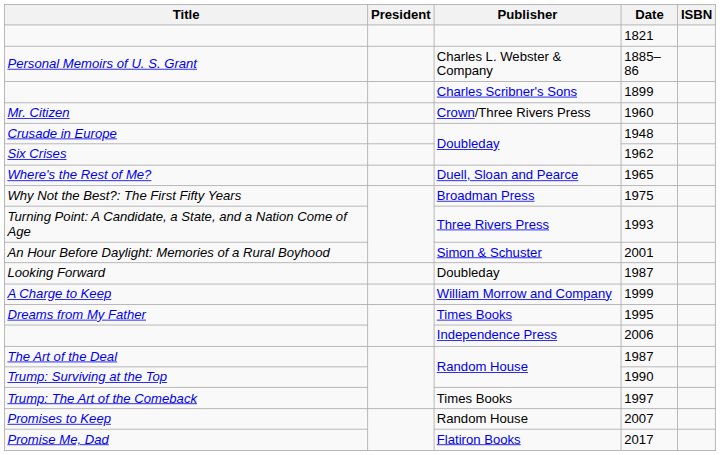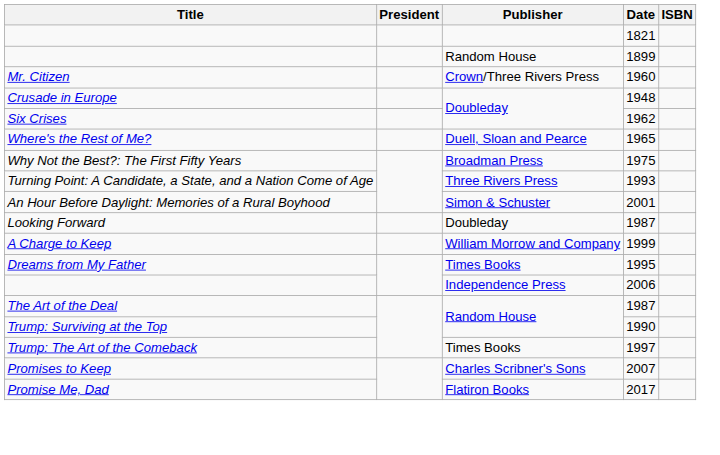- row: (102, 63)
(507, 92) Charles Scribner's Sons -> (491, 56) Random House
(482, 418) Random House -> (515, 368) Charles Scribner's Sons
